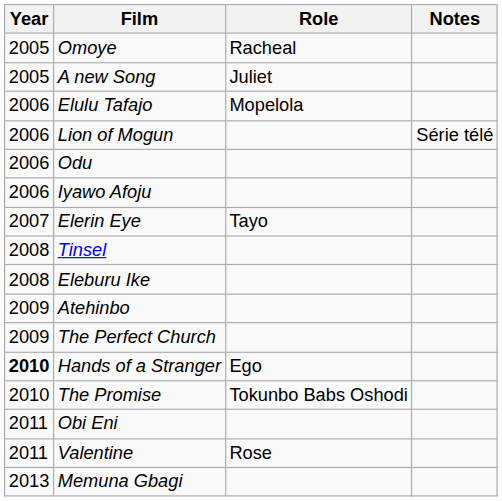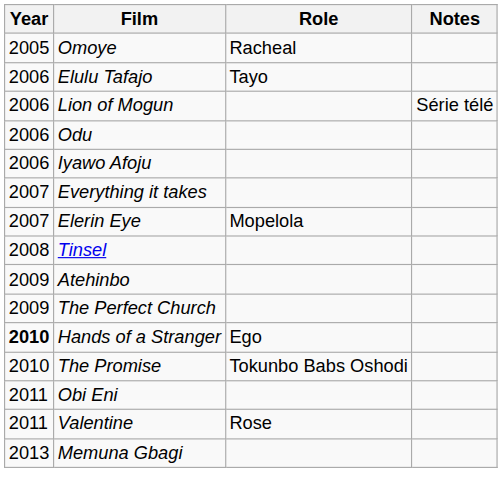- row: (107, 76)
(266, 105) Mopelola -> (249, 76) Tayo
+ row: (132, 192)
(249, 221) Tayo -> (266, 221) Mopelola
- row: (104, 279)
